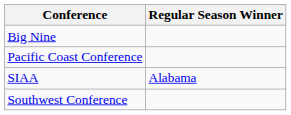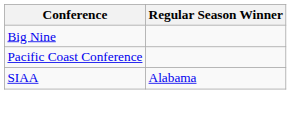- row: (67, 99)
